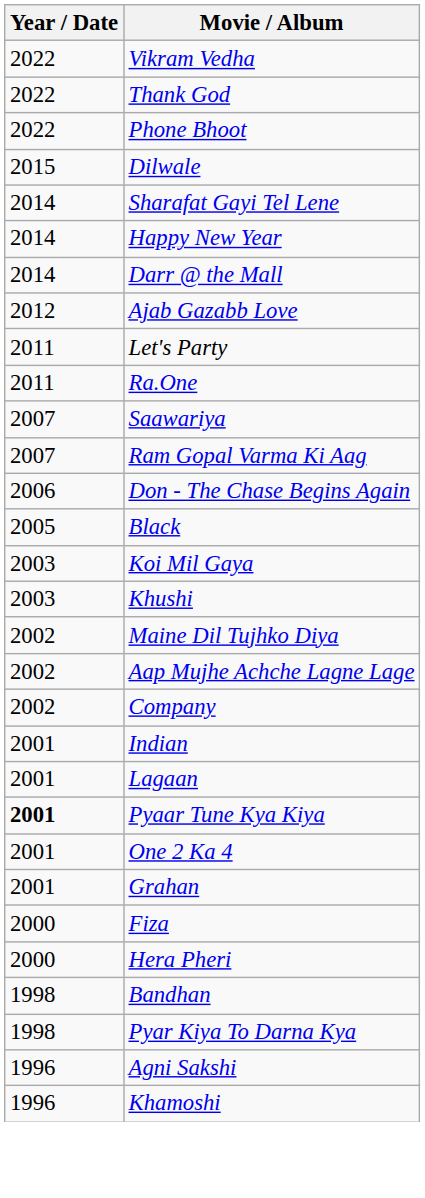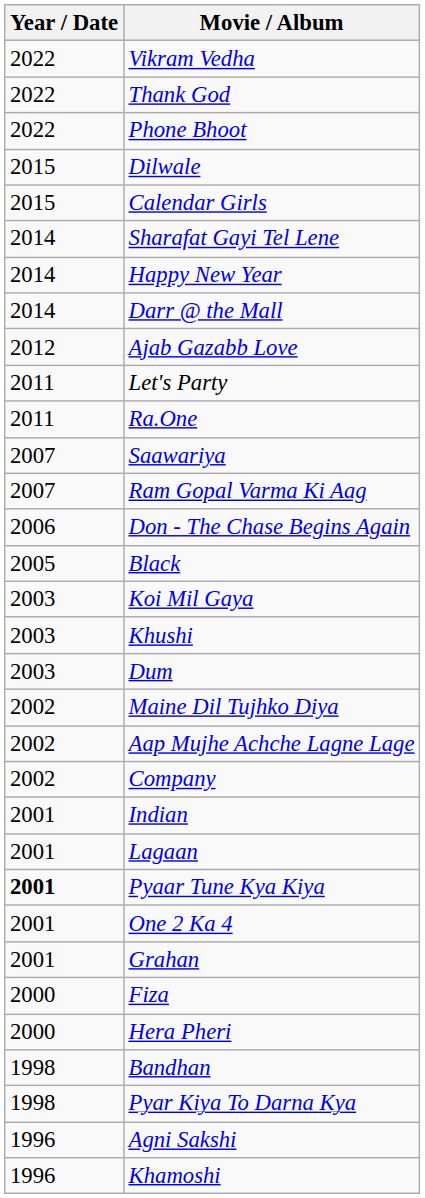+ row: (198, 202)
+ row: (151, 671)
